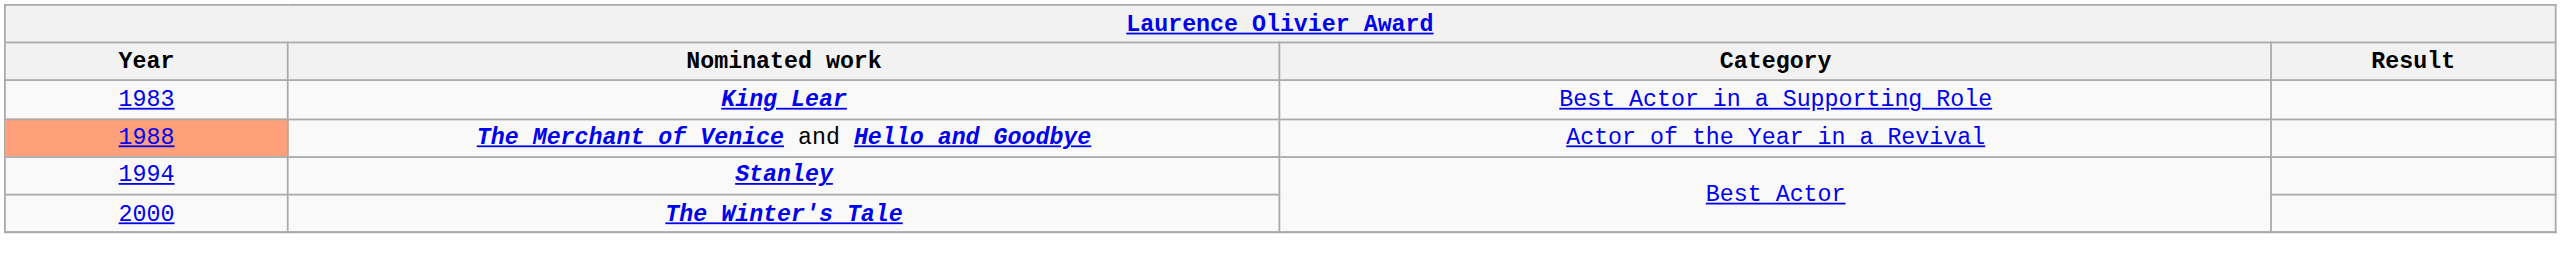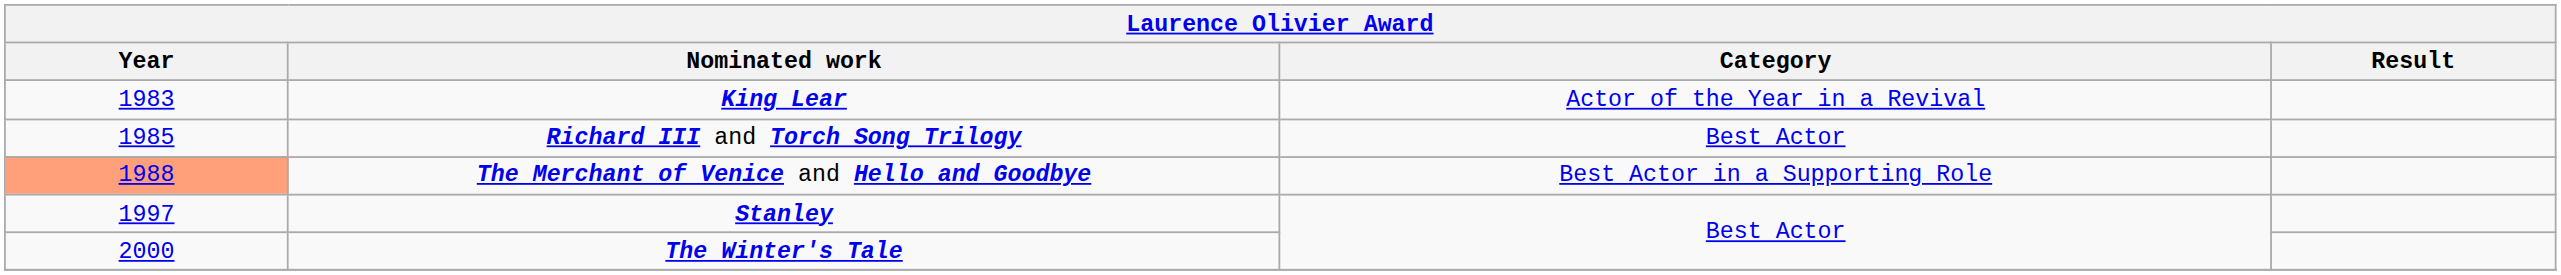(1776, 100) Best Actor in a Supporting Role -> (1776, 100) Actor of the Year in a Revival
+ row: (784, 138)
(1776, 138) Actor of the Year in a Revival -> (1776, 176) Best Actor in a Supporting Role
(147, 176) 1994 -> (147, 213) 1997
